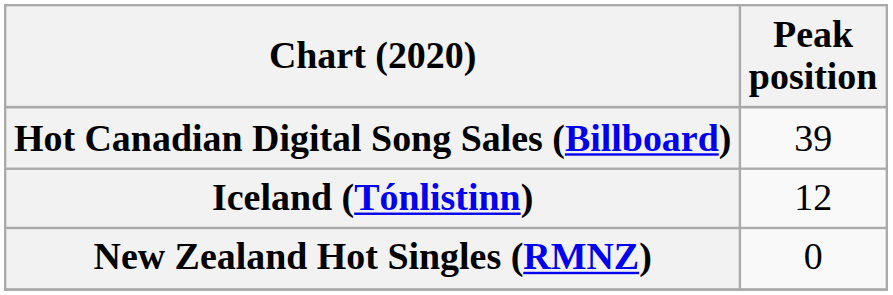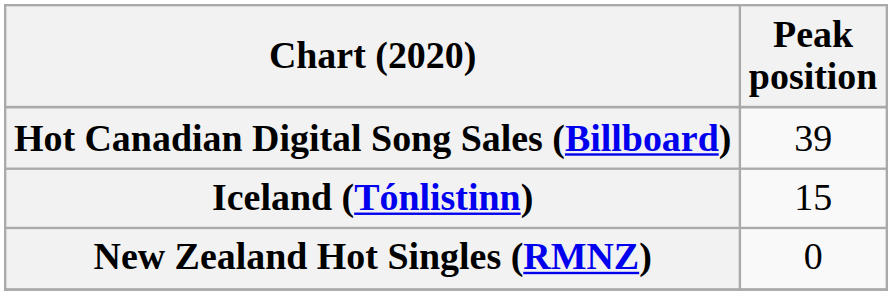(813, 197) 12 -> (813, 197) 15
